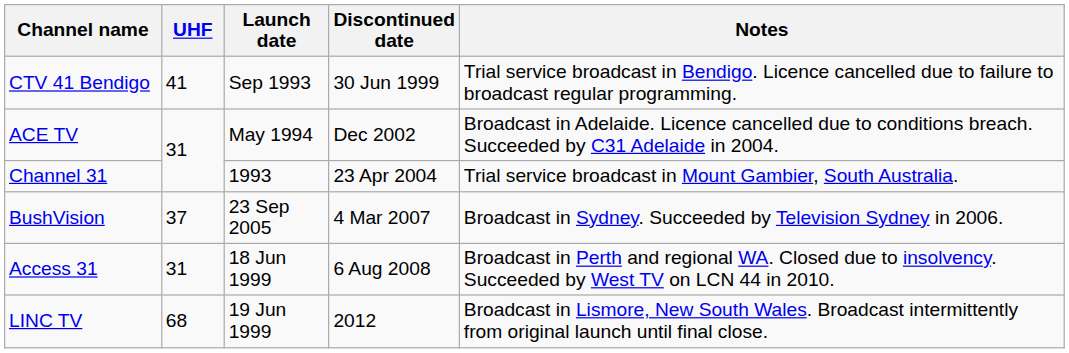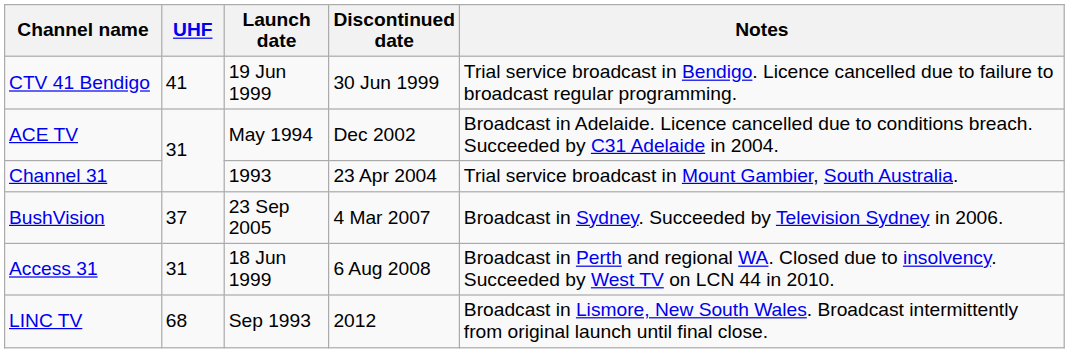(270, 82) Sep 1993 -> (257, 82) 19 Jun 1999
(257, 321) 19 Jun 1999 -> (270, 321) Sep 1993
